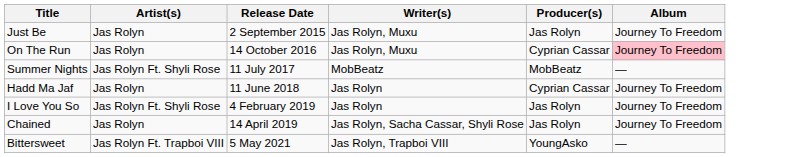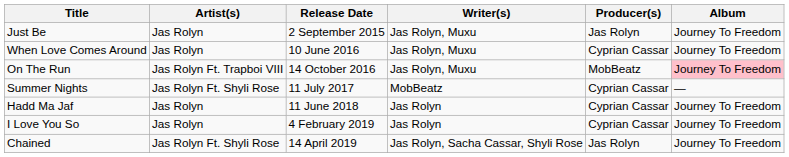+ row: (77, 50)
(119, 50) Jas Rolyn -> (218, 69) Jas Rolyn Ft. Trapboi VIII
(569, 50) Cyprian Cassar -> (615, 69) MobBeatz
(555, 69) MobBeatz -> (628, 87) Cyprian Cassar
(157, 106) Jas Rolyn Ft. Shyli Rose -> (178, 124) Jas Rolyn
(555, 106) Jas Rolyn -> (628, 124) Cyprian Cassar
(119, 124) Jas Rolyn -> (216, 143) Jas Rolyn Ft. Shyli Rose
- row: (36, 143)
